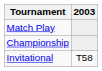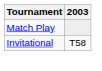- row: (38, 43)
